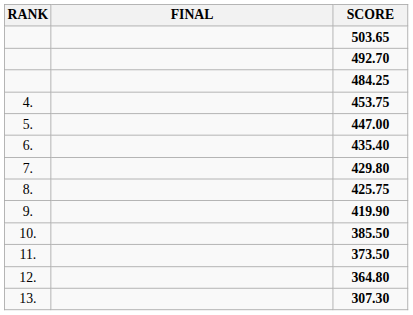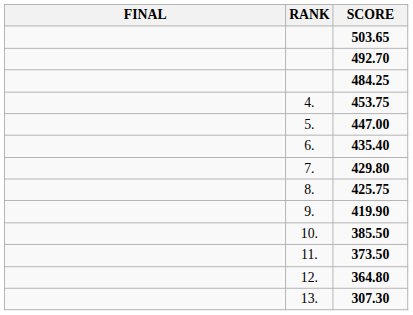columns swapped: (28, 15) <-> (192, 15)
